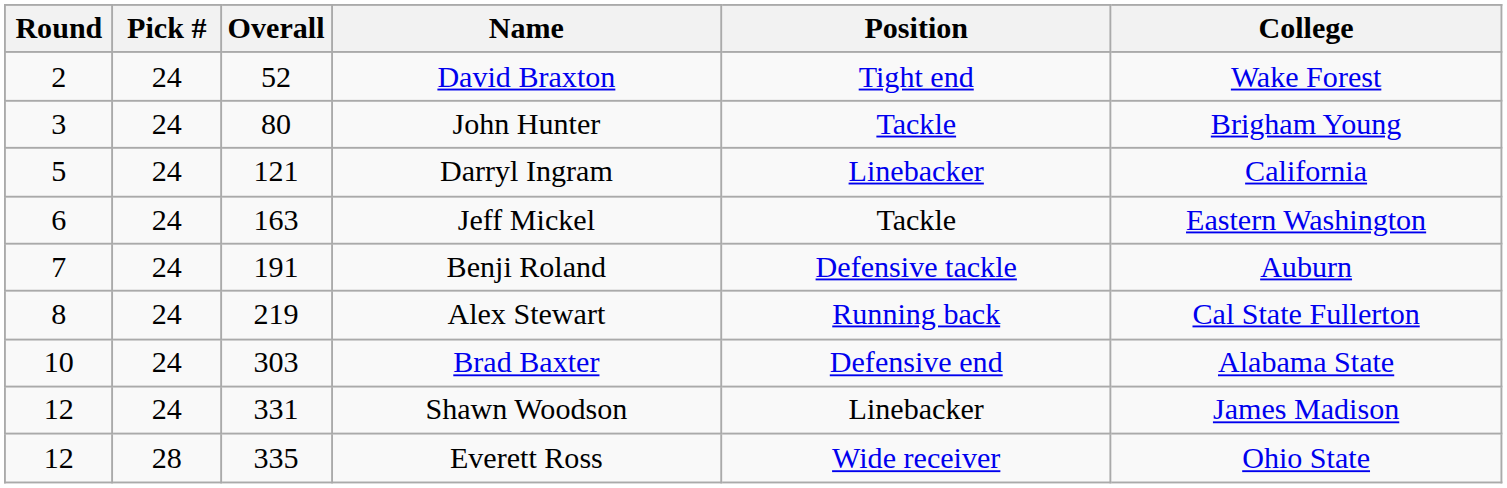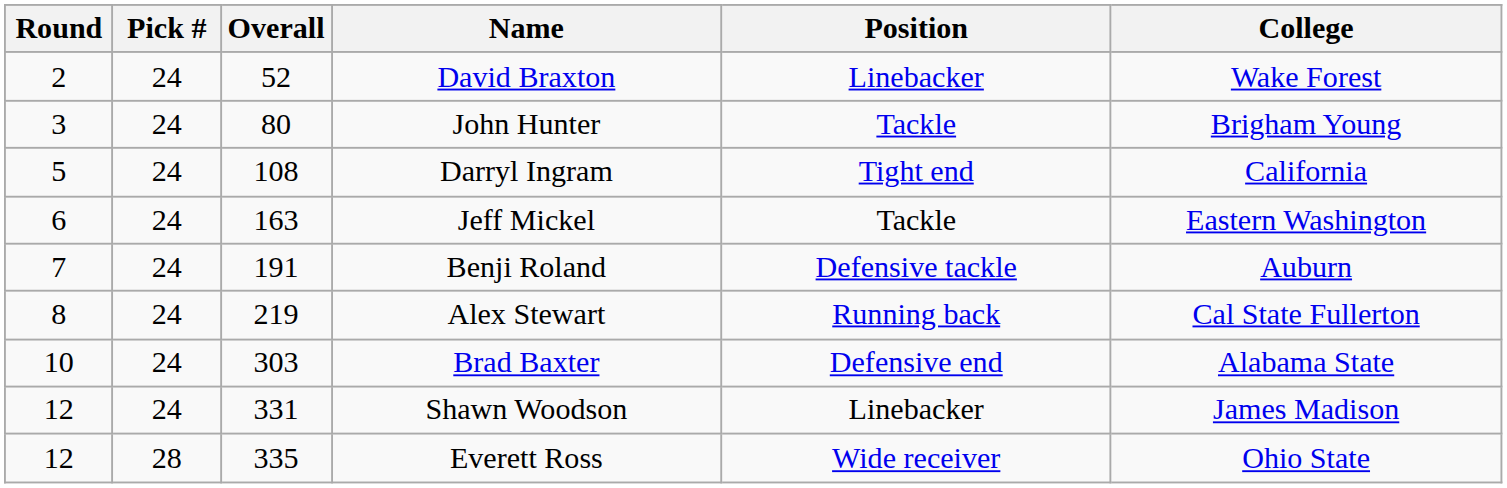(916, 76) Tight end -> (916, 76) Linebacker
(276, 171) 121 -> (276, 171) 108
(916, 171) Linebacker -> (916, 171) Tight end
